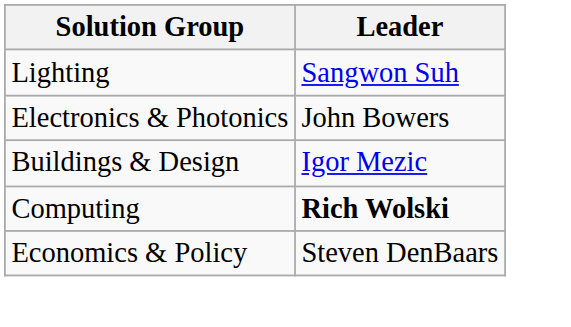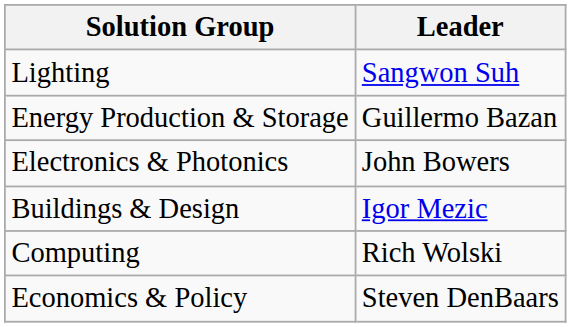+ row: (180, 117)
(375, 207) bold -> (432, 252) normal
